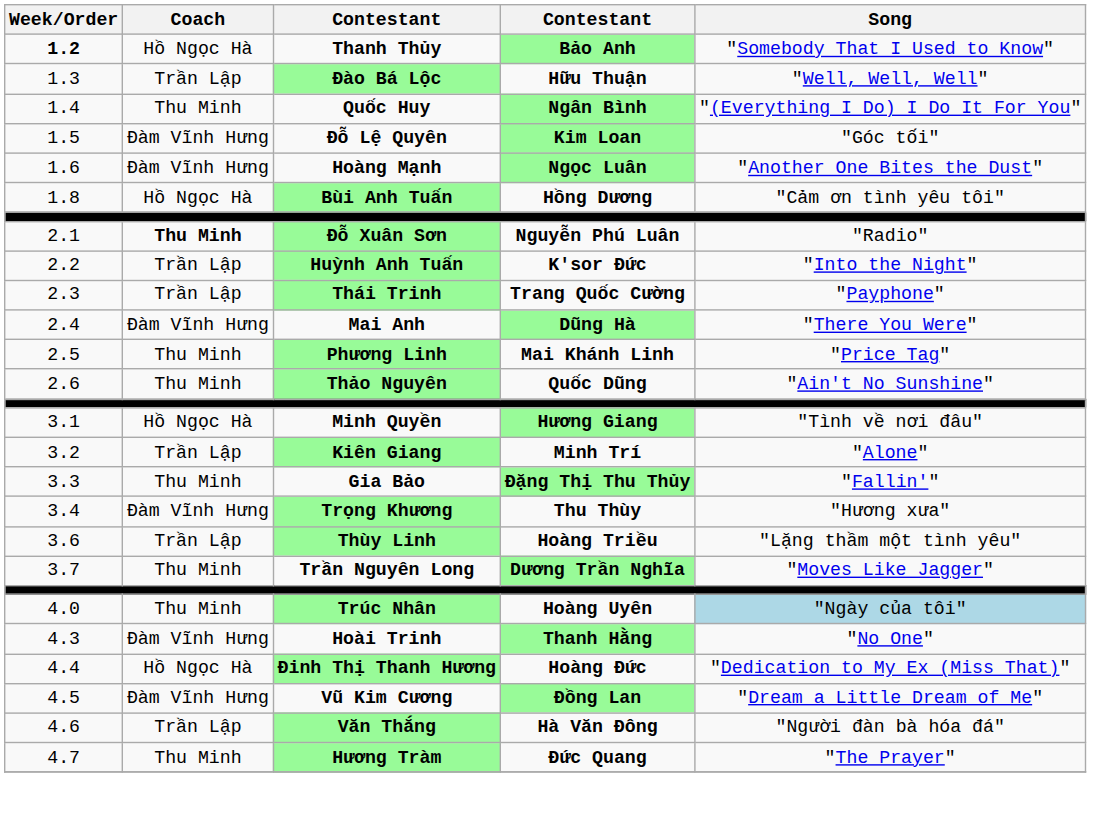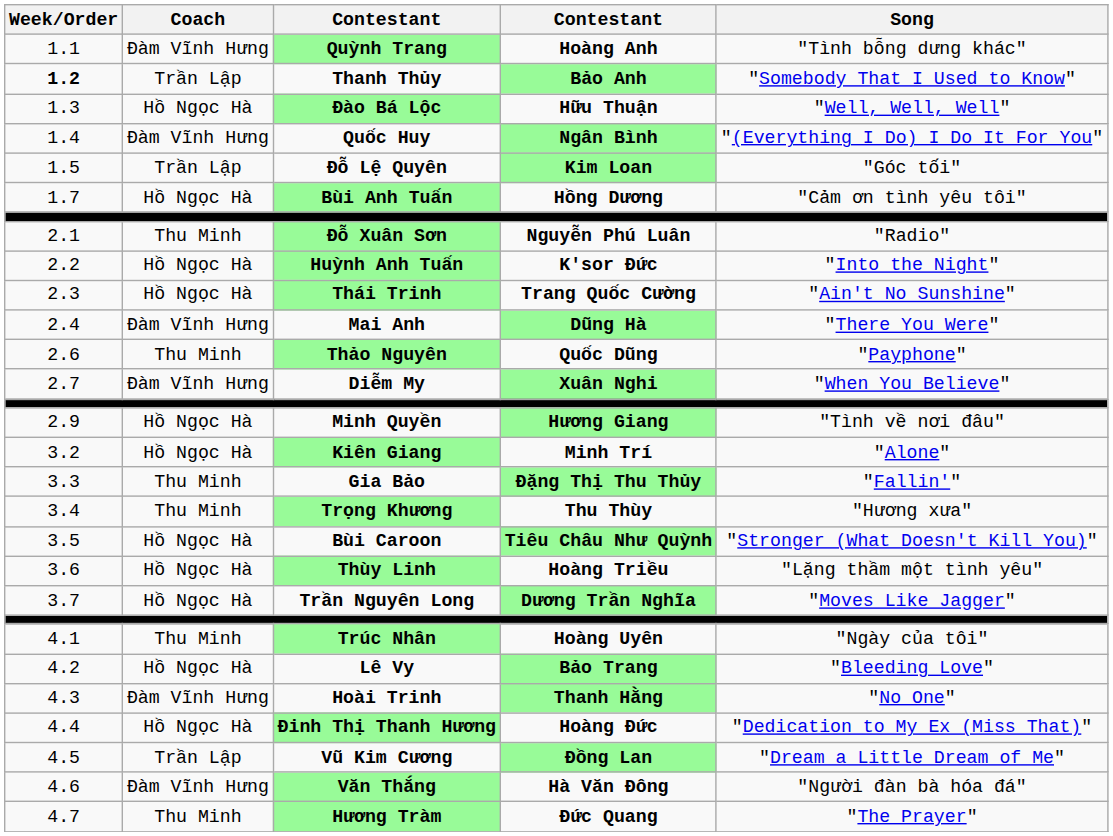+ row: (387, 49)
(198, 49) Hồ Ngọc Hà -> (198, 79) Trần Lập
(198, 79) Trần Lập -> (198, 109) Hồ Ngọc Hà
(198, 109) Thu Minh -> (198, 138) Đàm Vĩnh Hưng
(198, 138) Đàm Vĩnh Hưng -> (198, 168) Trần Lập
- row: (387, 168)
(64, 198) 1.8 -> (64, 198) 1.7
(198, 236) bold -> (198, 236) normal
(198, 265) Trần Lập -> (198, 265) Hồ Ngọc Hà
(198, 295) Trần Lập -> (198, 295) Hồ Ngọc Hà
(890, 295) "Payphone" -> (912, 295) "Ain't No Sunshine"
- row: (387, 354)
(890, 384) "Ain't No Sunshine" -> (912, 354) "Payphone"
+ row: (387, 384)
(64, 422) 3.1 -> (64, 422) 2.9
(198, 452) Trần Lập -> (198, 452) Hồ Ngọc Hà
(198, 511) Đàm Vĩnh Hưng -> (198, 511) Thu Minh
+ row: (387, 541)
(198, 541) Trần Lập -> (198, 571) Hồ Ngọc Hà
(198, 571) Thu Minh -> (198, 600) Hồ Ngọc Hà
(64, 609) 4.0 -> (64, 639) 4.1
(890, 609) lightblue background -> (912, 639) no background
+ row: (387, 668)
(198, 698) Đàm Vĩnh Hưng -> (198, 757) Trần Lập
(198, 728) Trần Lập -> (198, 787) Đàm Vĩnh Hưng
